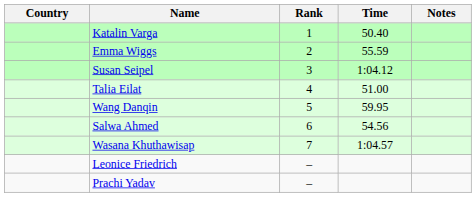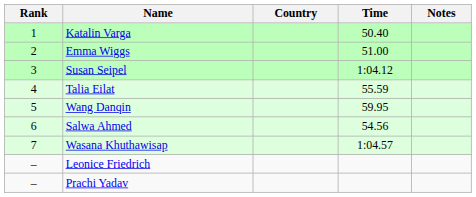columns swapped: (309, 13) <-> (47, 13)
(375, 51) 55.59 -> (375, 51) 51.00
(375, 88) 51.00 -> (375, 88) 55.59
